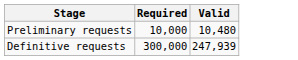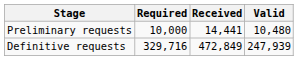+ column: (217, 13)
(165, 47) 300,000 -> (165, 47) 329,716
